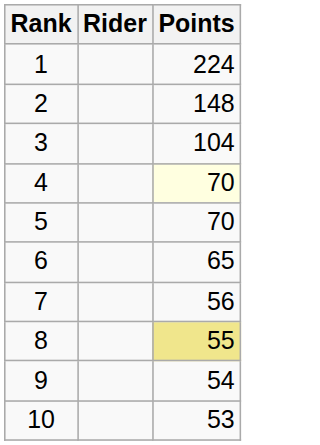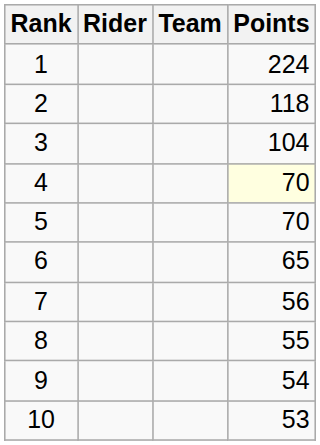+ column: (190, 24)
(214, 103) 148 -> (290, 103) 118
(221, 340) khaki background -> (296, 340) no background
